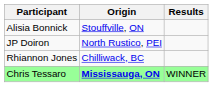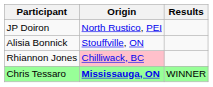rows swapped: (28, 43) <-> (37, 27)
(113, 58) no background -> (113, 58) pink background
